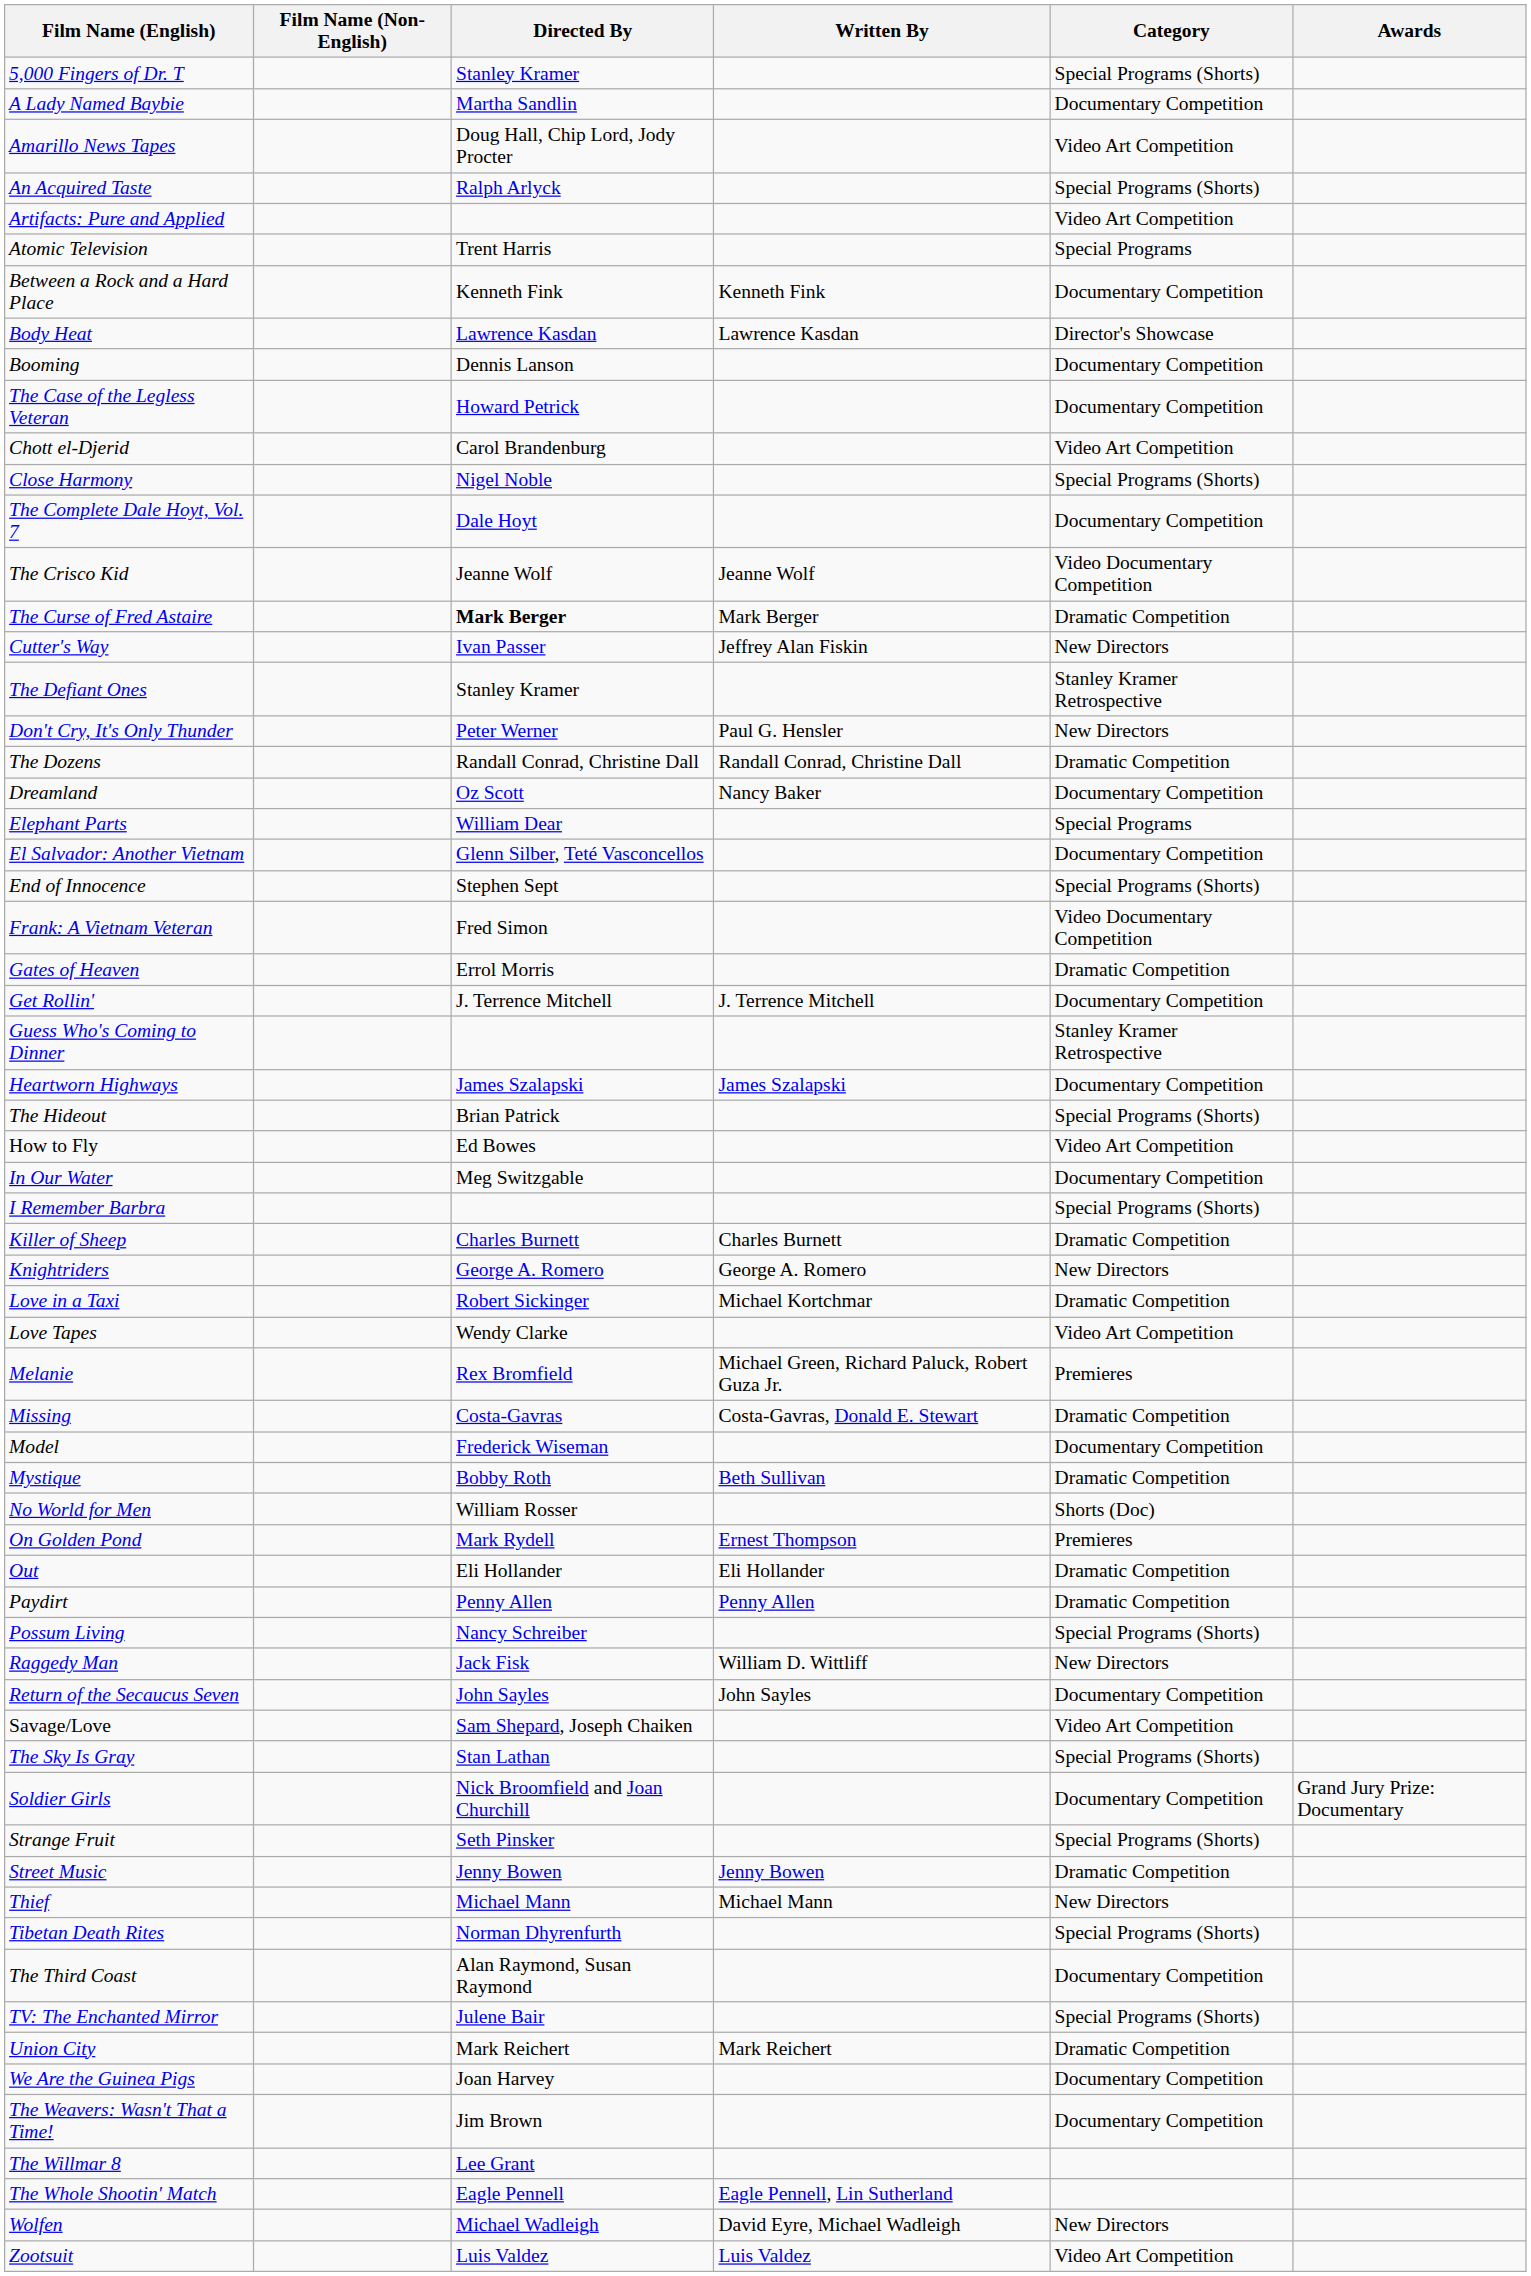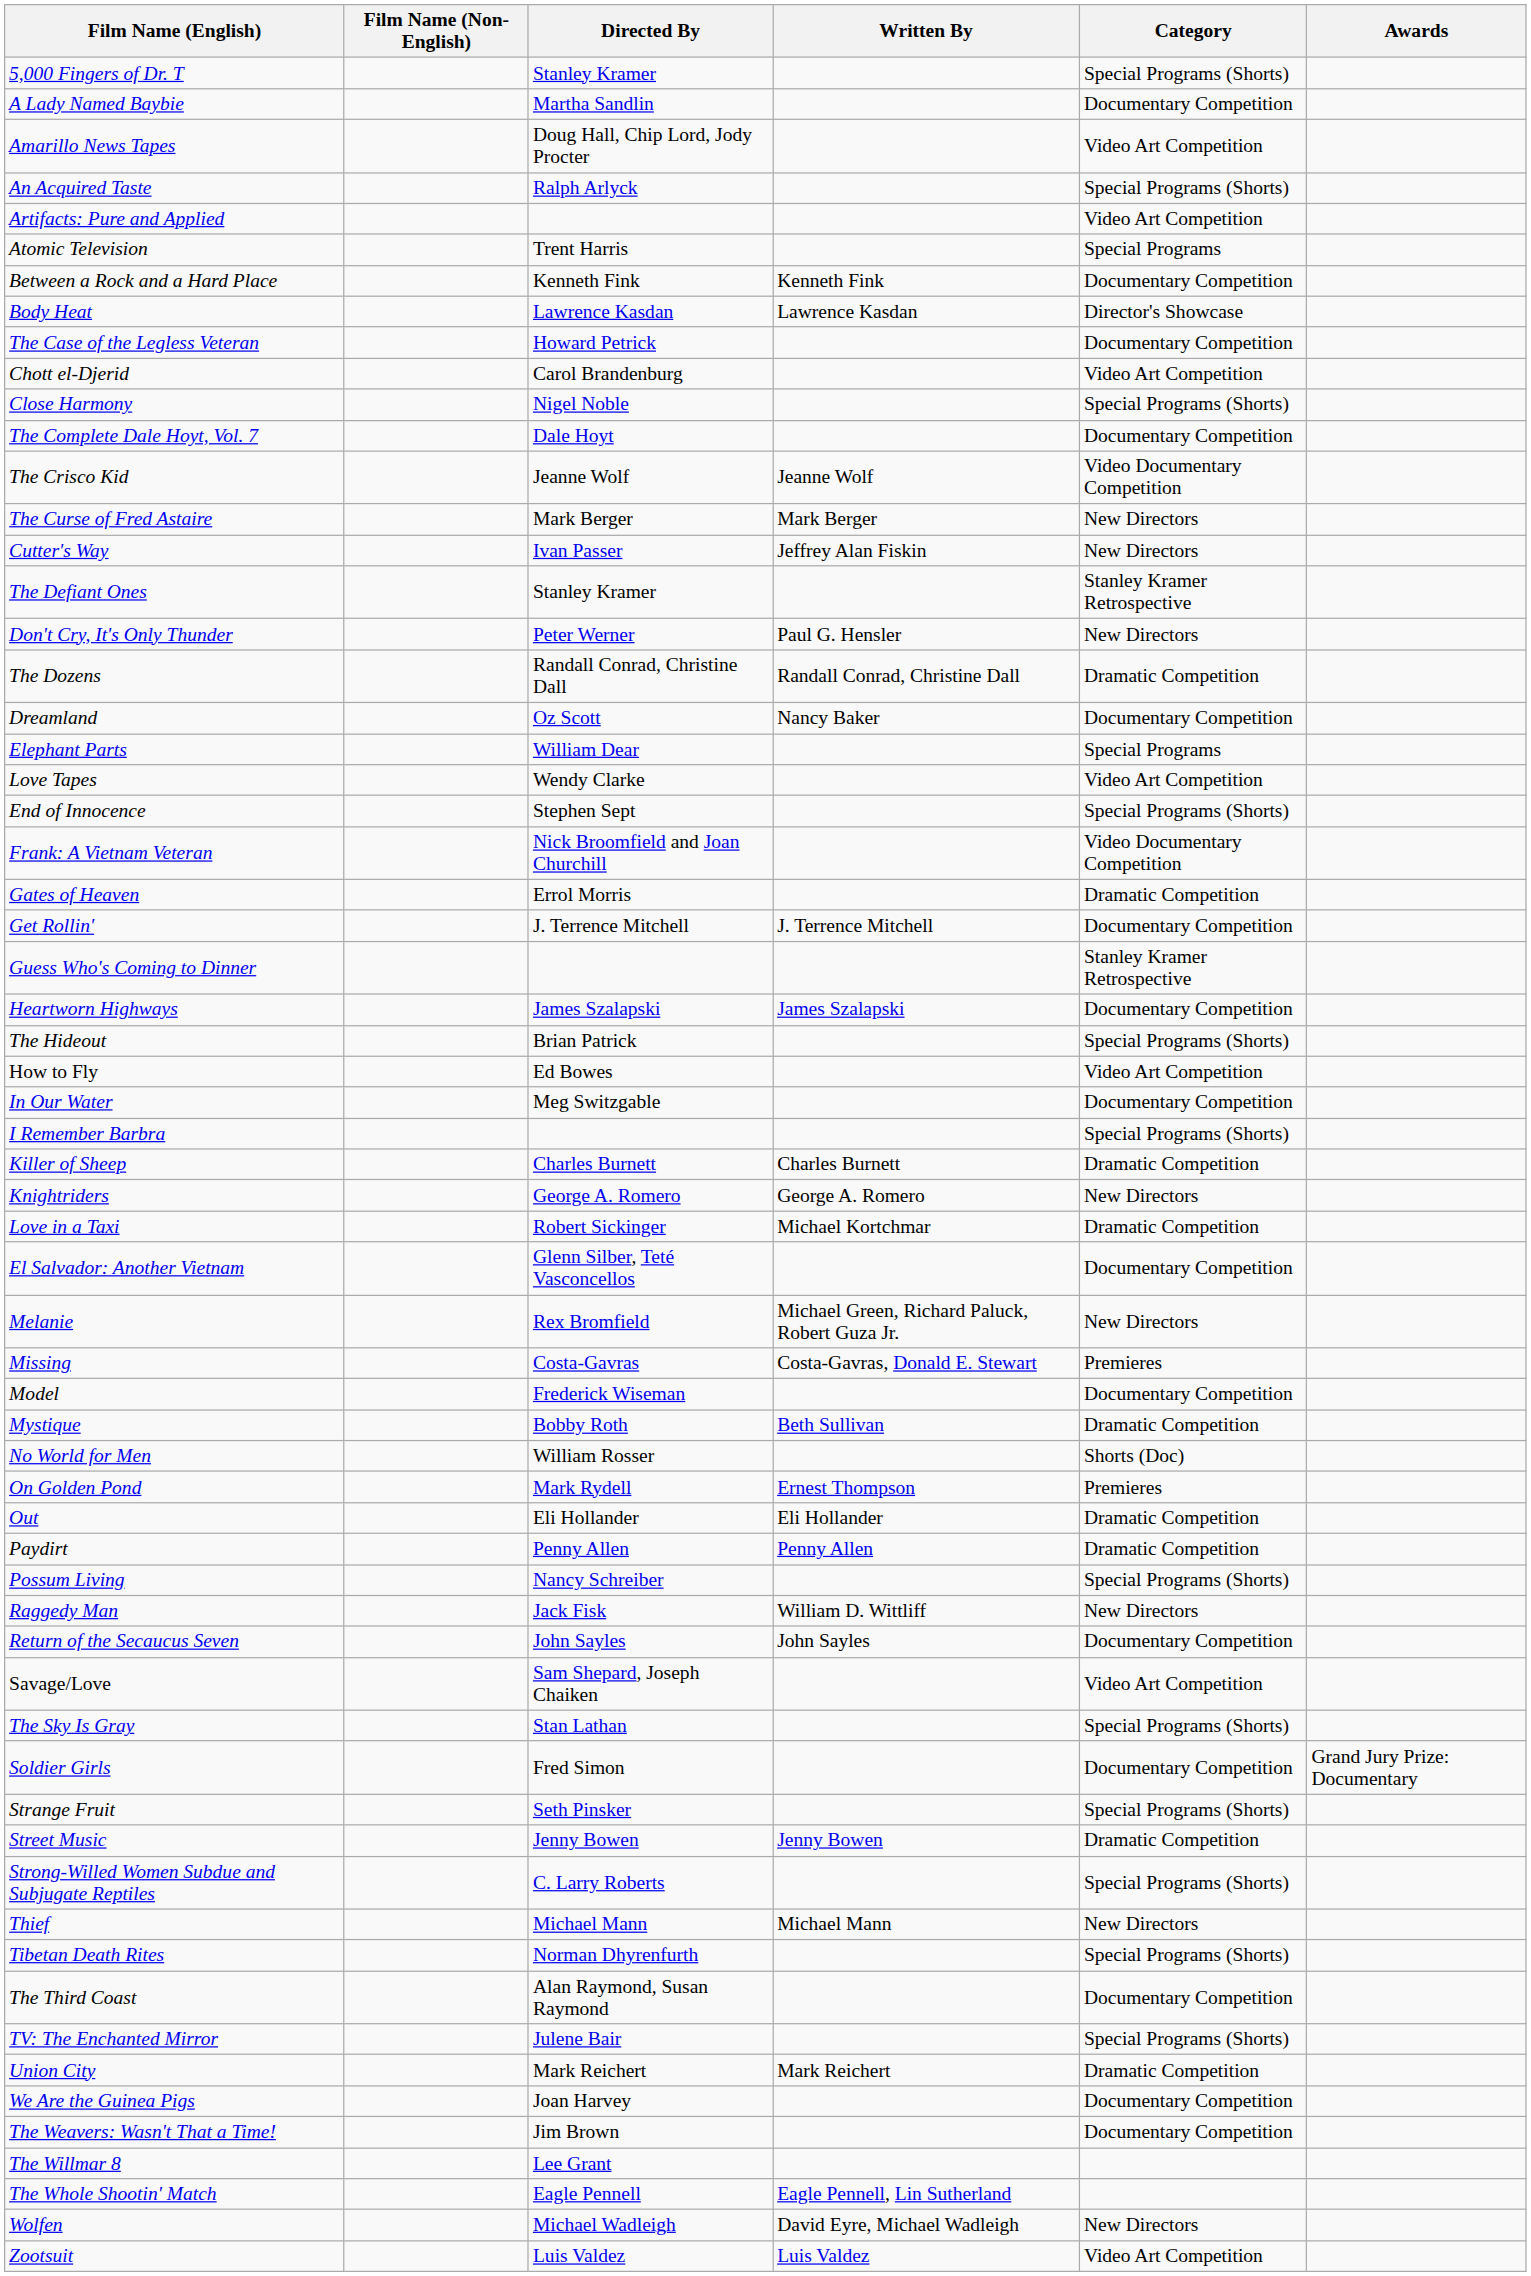- row: (44, 364)
(511, 616) bold -> (583, 519) normal
(1142, 616) Dramatic Competition -> (1141, 519) New Directors
rows swapped: (127, 854) <-> (53, 1332)
(502, 927) Fred Simon -> (636, 852) Nick Broomfield and Joan Churchill
(1094, 1374) Premieres -> (1141, 1321) New Directors
(1142, 1415) Dramatic Competition -> (1123, 1363) Premieres
(559, 1798) Nick Broomfield and Joan Churchill -> (579, 1767) Fred Simon
+ row: (142, 1882)
